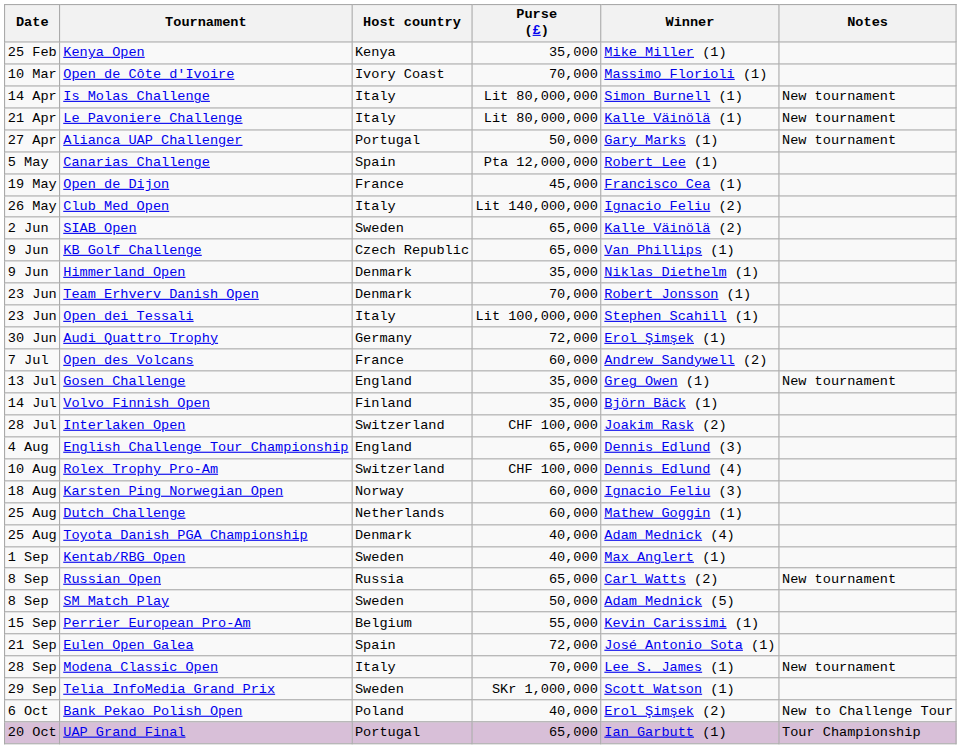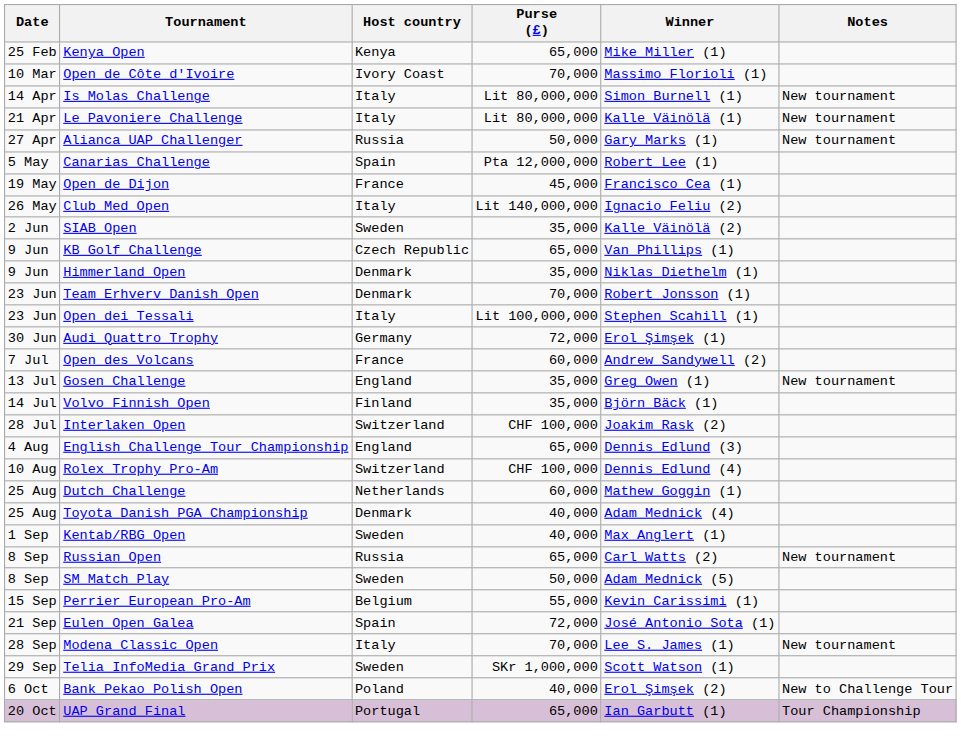(573, 53) 35,000 -> (573, 53) 65,000
(388, 141) Portugal -> (379, 141) Russia
(573, 229) 65,000 -> (573, 229) 35,000
- row: (173, 492)
